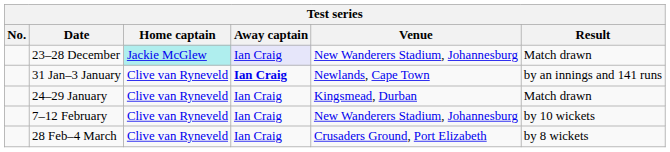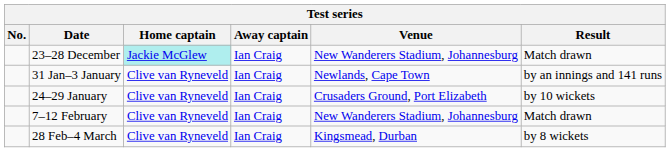(258, 55) lavender background -> (258, 55) no background
(260, 75) bold -> (258, 75) normal
(365, 95) Kingsmead, Durban -> (400, 95) Crusaders Ground, Port Elizabeth
(558, 95) Match drawn -> (559, 95) by 10 wickets
(559, 116) by 10 wickets -> (558, 116) Match drawn
(400, 136) Crusaders Ground, Port Elizabeth -> (365, 136) Kingsmead, Durban
